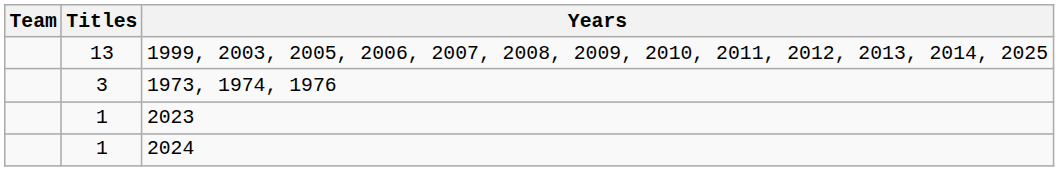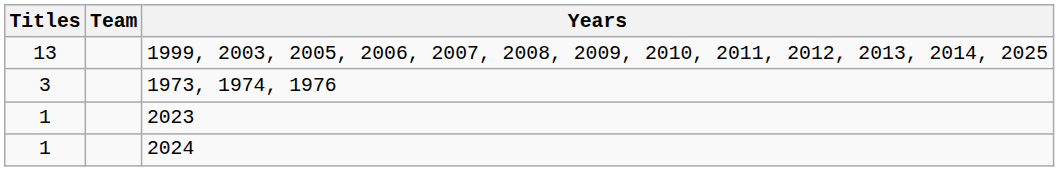columns swapped: (33, 21) <-> (102, 21)
